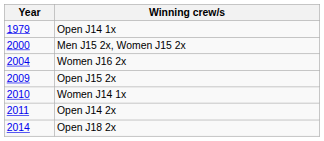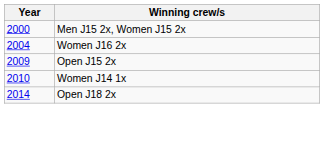- row: (87, 29)
- row: (87, 111)
